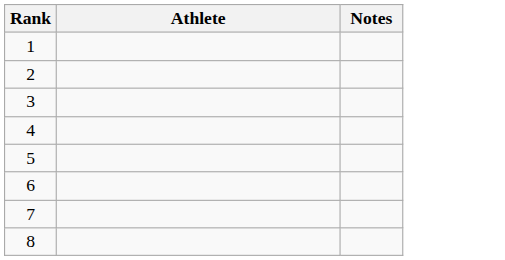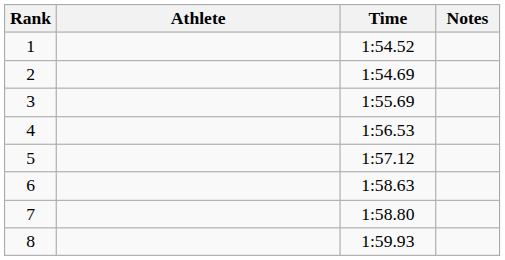+ column: (388, 18)
